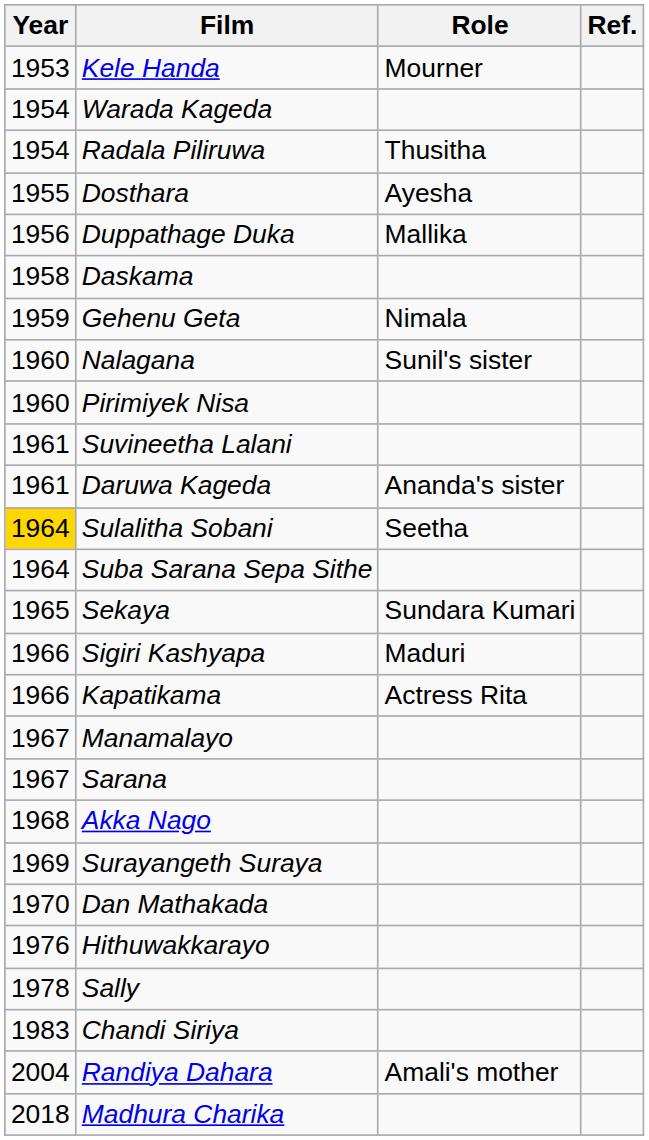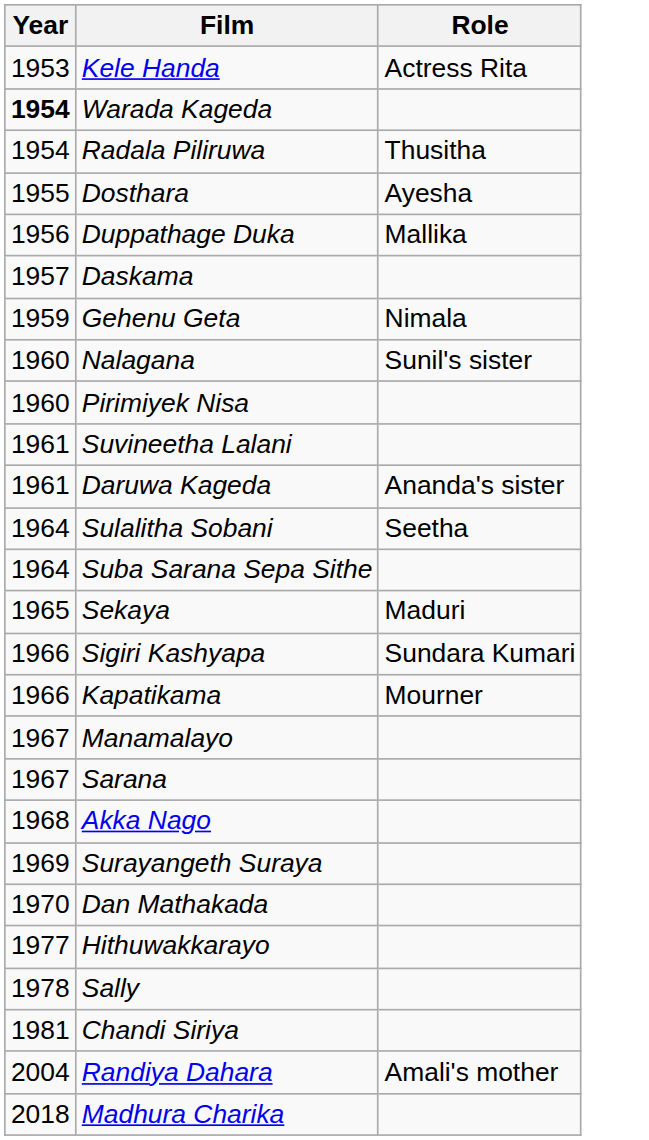- column: (613, 25)
(434, 67) Mourner -> (456, 67) Actress Rita
(40, 109) normal -> (40, 109) bold
(40, 276) 1958 -> (40, 276) 1957
(40, 527) gold background -> (40, 527) no background
(480, 611) Sundara Kumari -> (425, 611) Maduri
(425, 653) Maduri -> (480, 653) Sundara Kumari
(456, 695) Actress Rita -> (434, 695) Mourner
(40, 946) 1976 -> (40, 946) 1977
(40, 1030) 1983 -> (40, 1030) 1981
